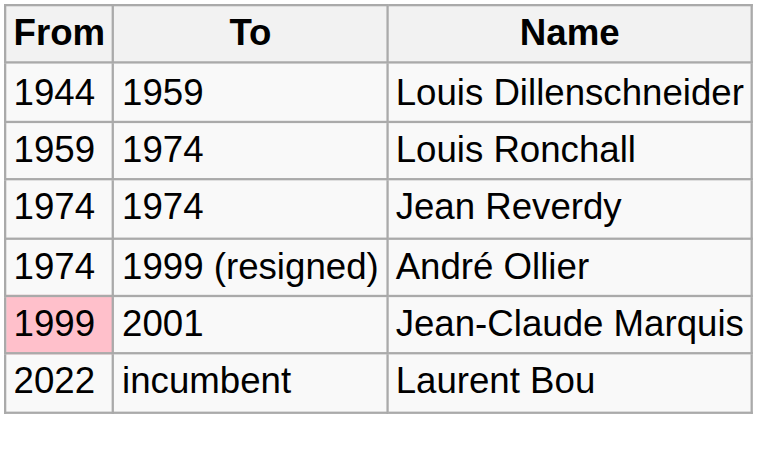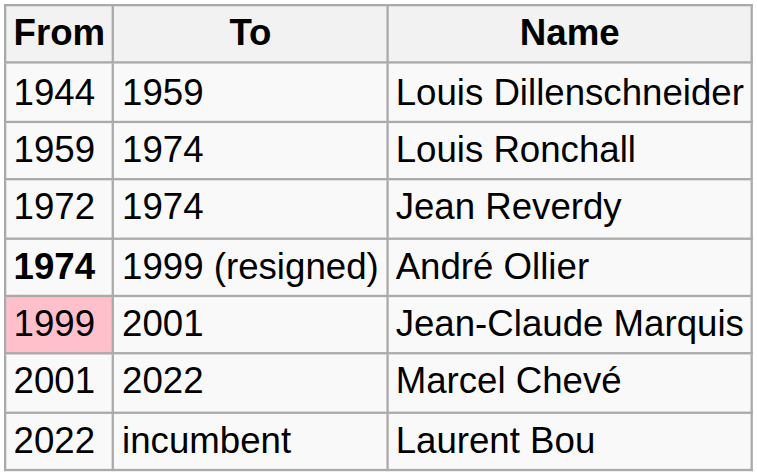(54, 207) 1974 -> (54, 207) 1972
(54, 265) normal -> (54, 265) bold
+ row: (509, 382)
